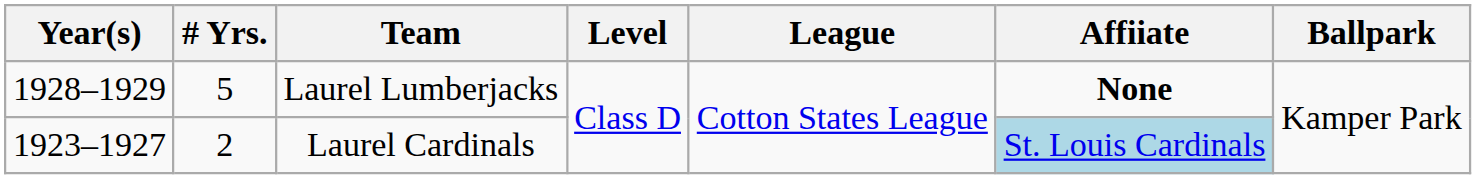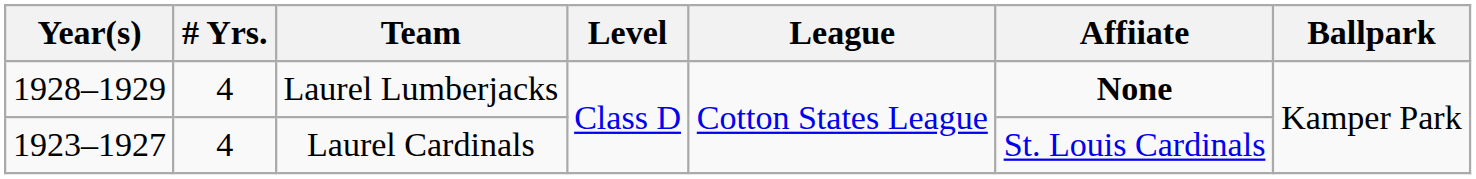(225, 88) 5 -> (225, 88) 4
(225, 145) 2 -> (225, 145) 4
(1135, 145) lightblue background -> (1135, 145) no background
